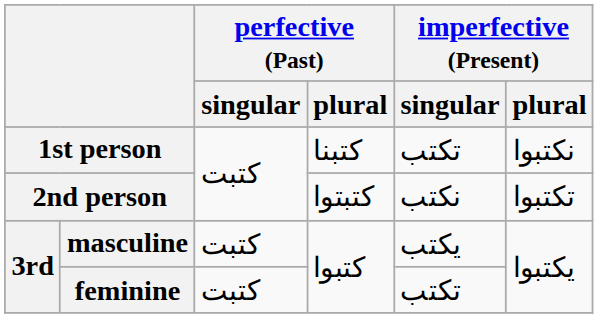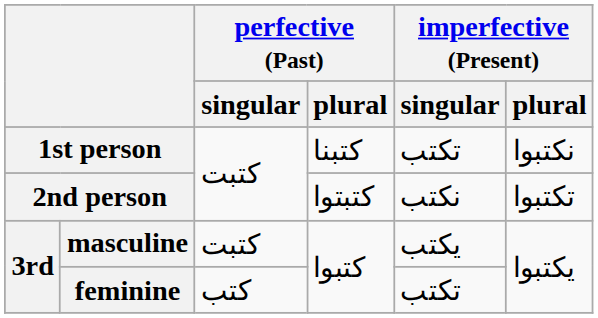(231, 290) كتبت -> (227, 290) كتب
